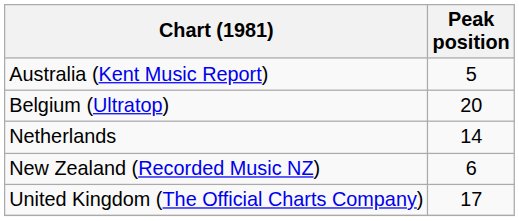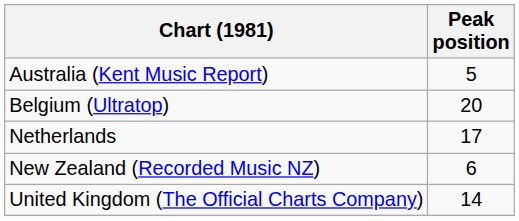(471, 136) 14 -> (471, 136) 17
(471, 199) 17 -> (471, 199) 14
